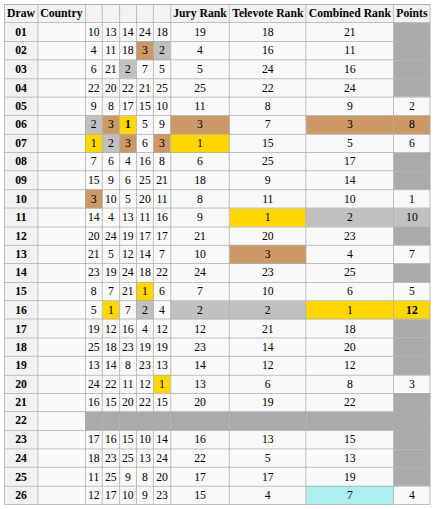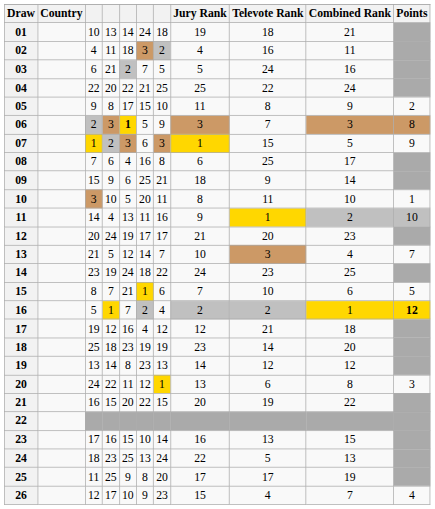(412, 143) 6 -> (412, 143) 9
(350, 495) paleturquoise background -> (350, 495) no background
